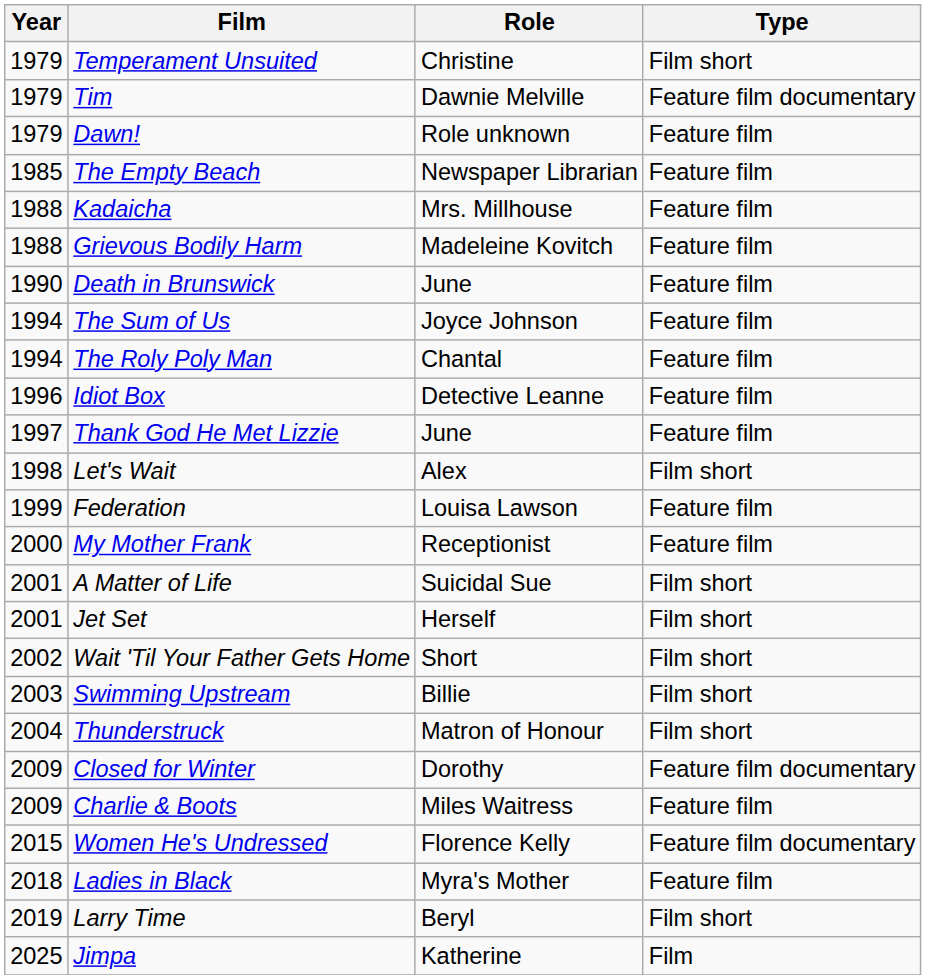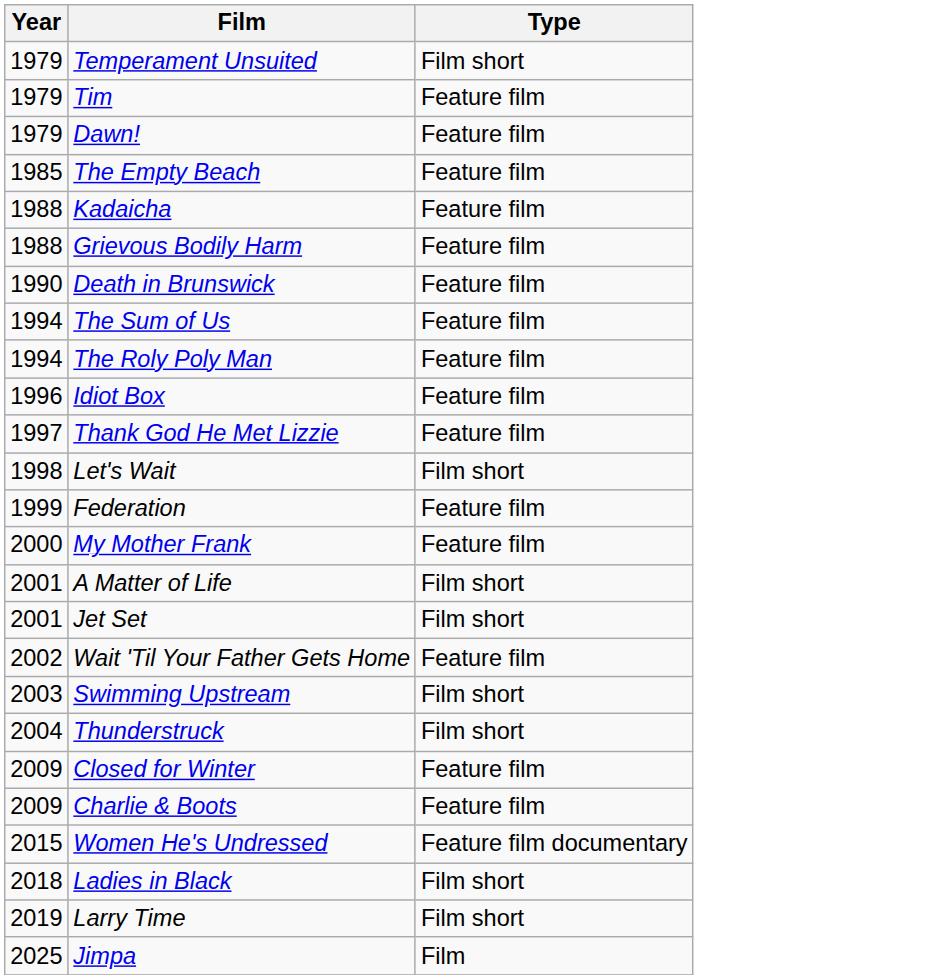- column: (529, 23)
(782, 97) Feature film documentary -> (483, 97) Feature film
(700, 657) Film short -> (483, 657) Feature film
(782, 769) Feature film documentary -> (483, 769) Feature film
(711, 881) Feature film -> (473, 881) Film short
